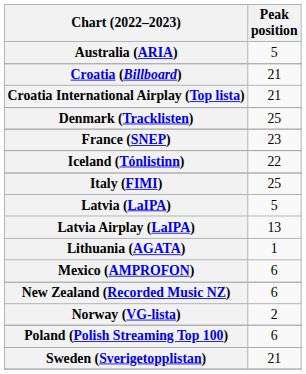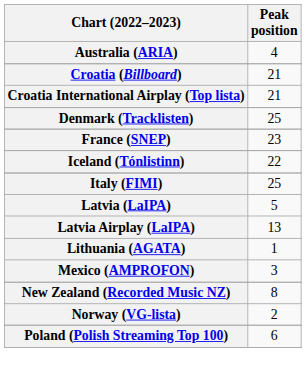(274, 52) 5 -> (274, 52) 4
(274, 270) 6 -> (274, 270) 3
(274, 292) 6 -> (274, 292) 8
- row: (126, 358)
